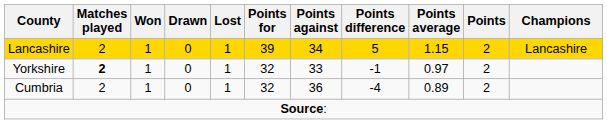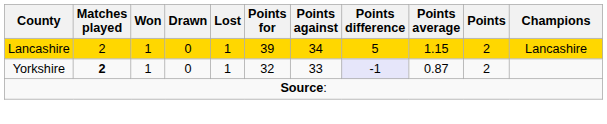(375, 68) no background -> (375, 68) lavender background
(436, 68) 0.97 -> (436, 68) 0.87
- row: (39, 88)
